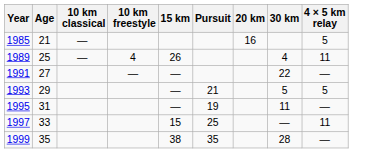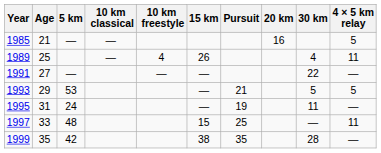+ column: (71, 18)
